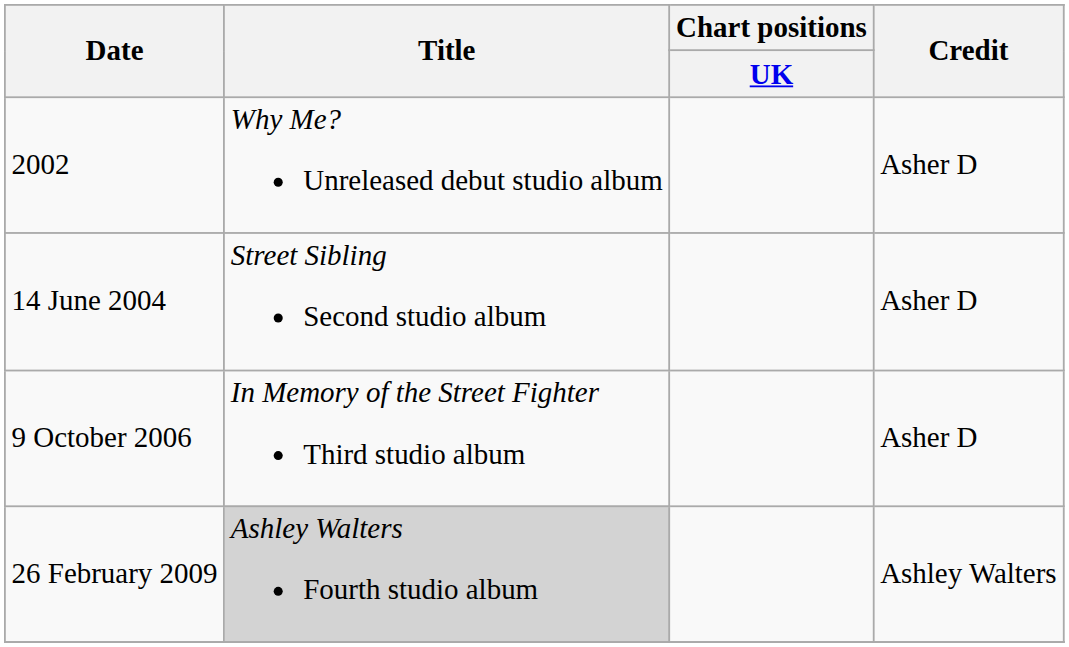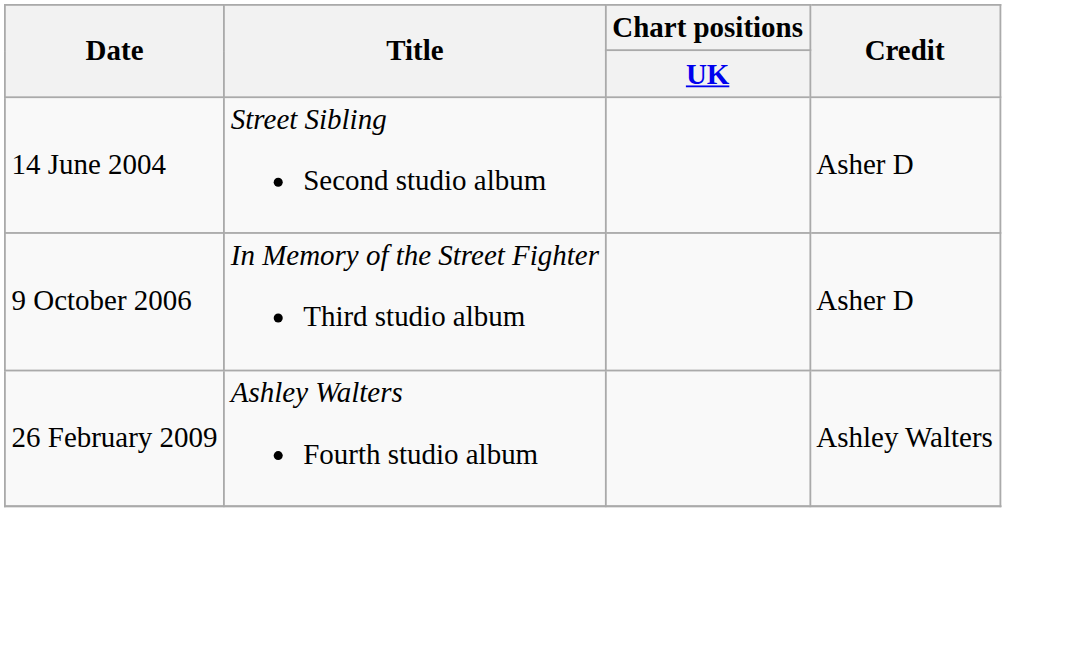- row: (41, 164)
(447, 560) lightgrey background -> (415, 423) no background
